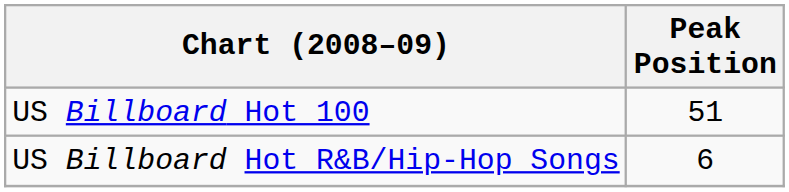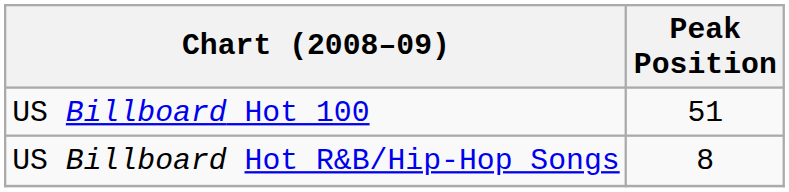(705, 161) 6 -> (705, 161) 8
